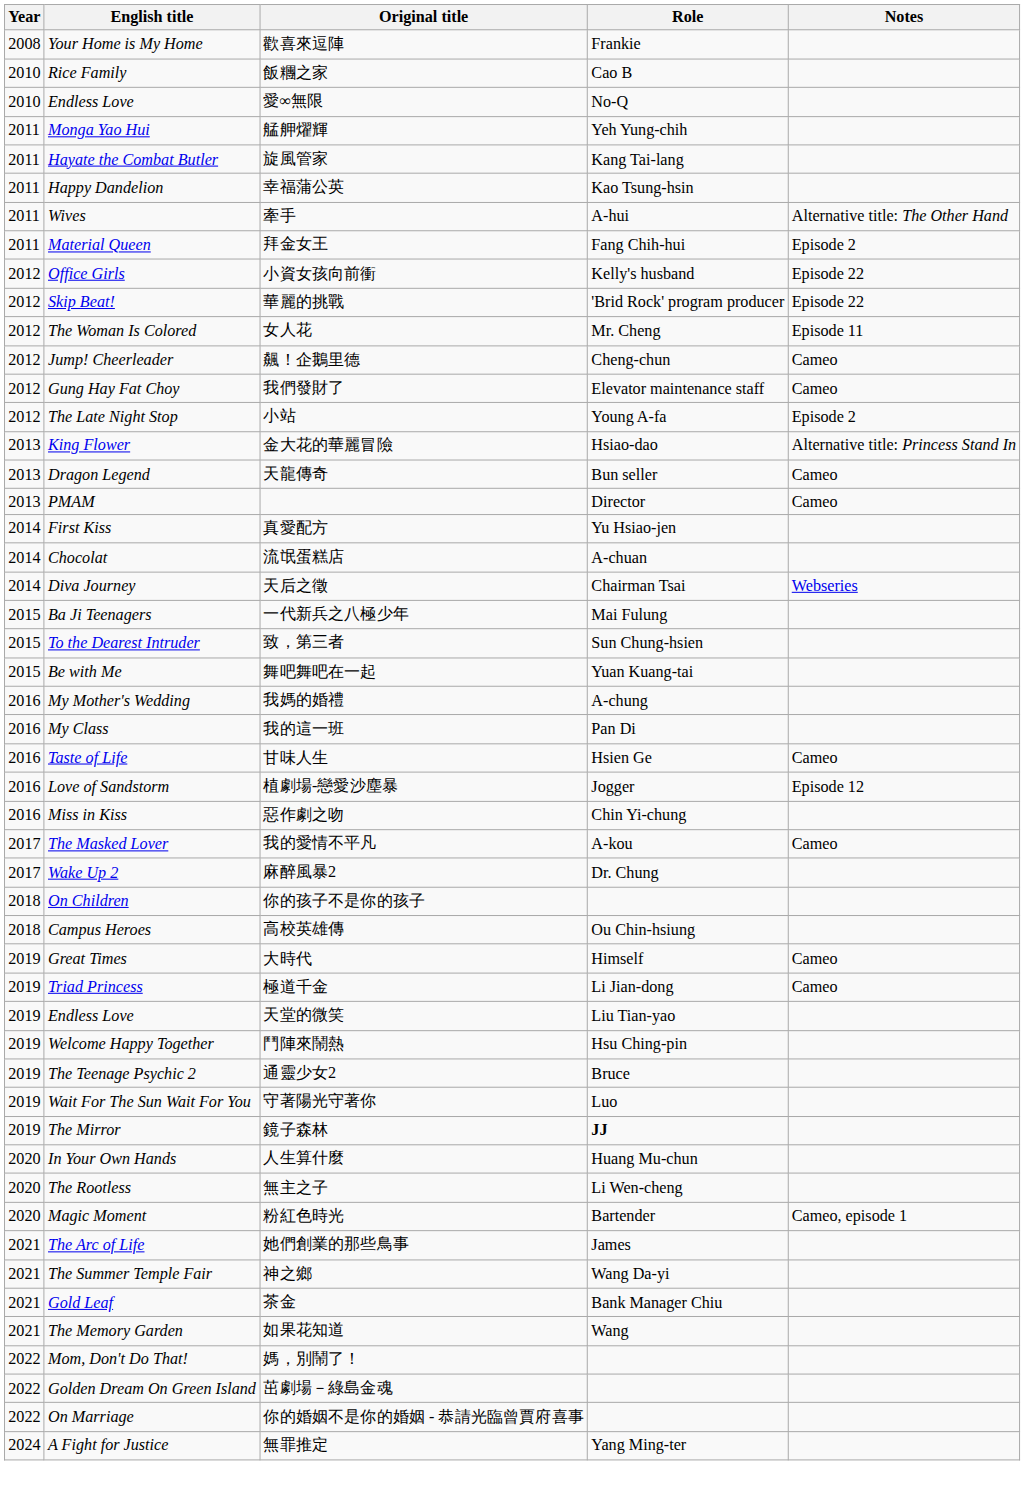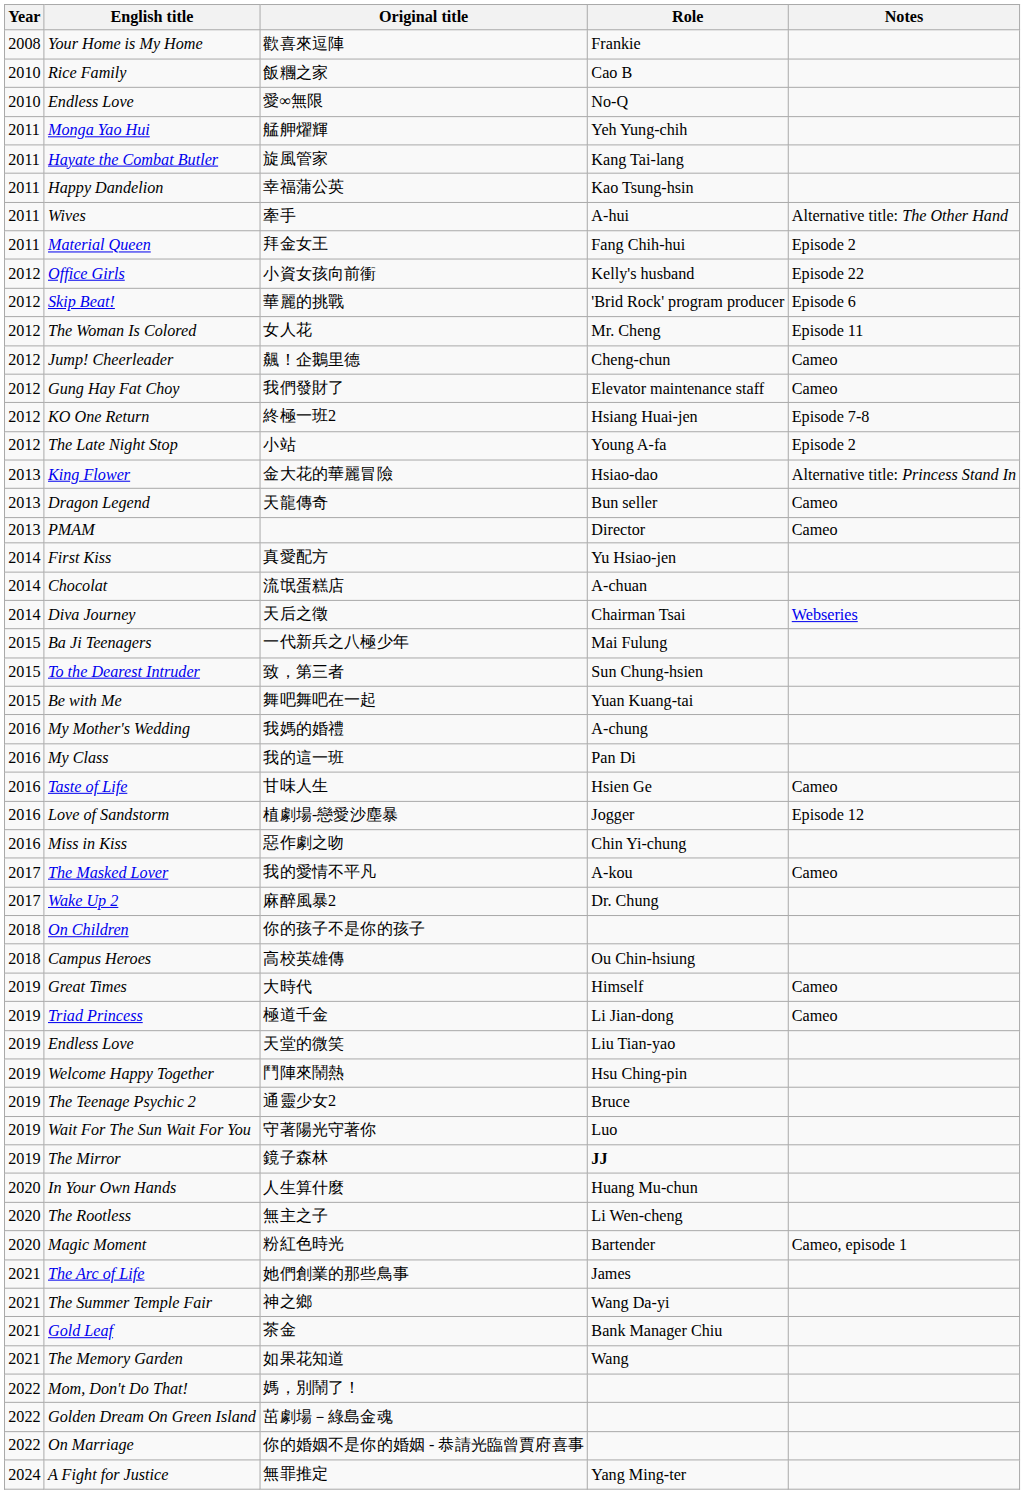(828, 302) Episode 22 -> (824, 302) Episode 6
+ row: (300, 416)
